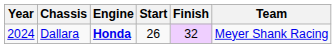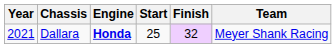(21, 34) 2024 -> (21, 34) 2021
(153, 34) 26 -> (153, 34) 25
